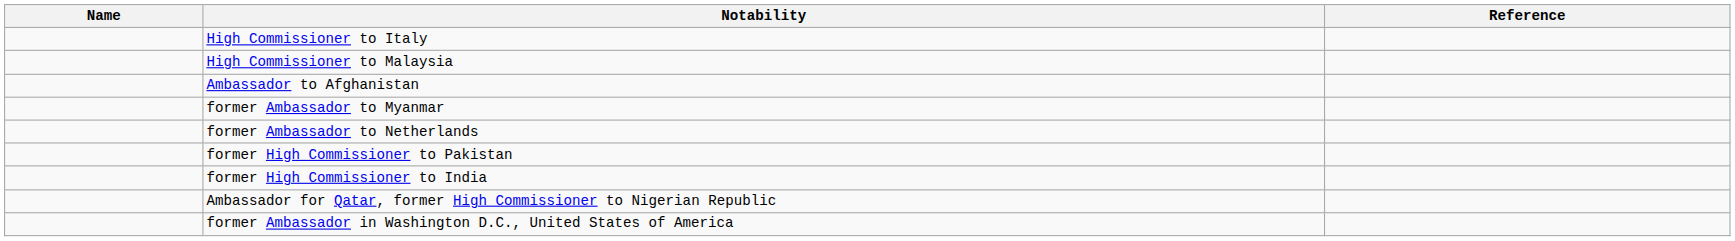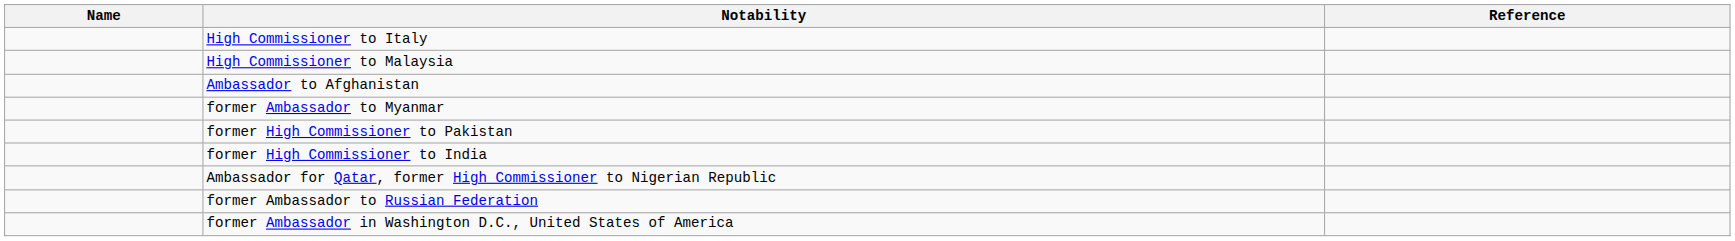- row: (342, 132)
+ row: (372, 201)
